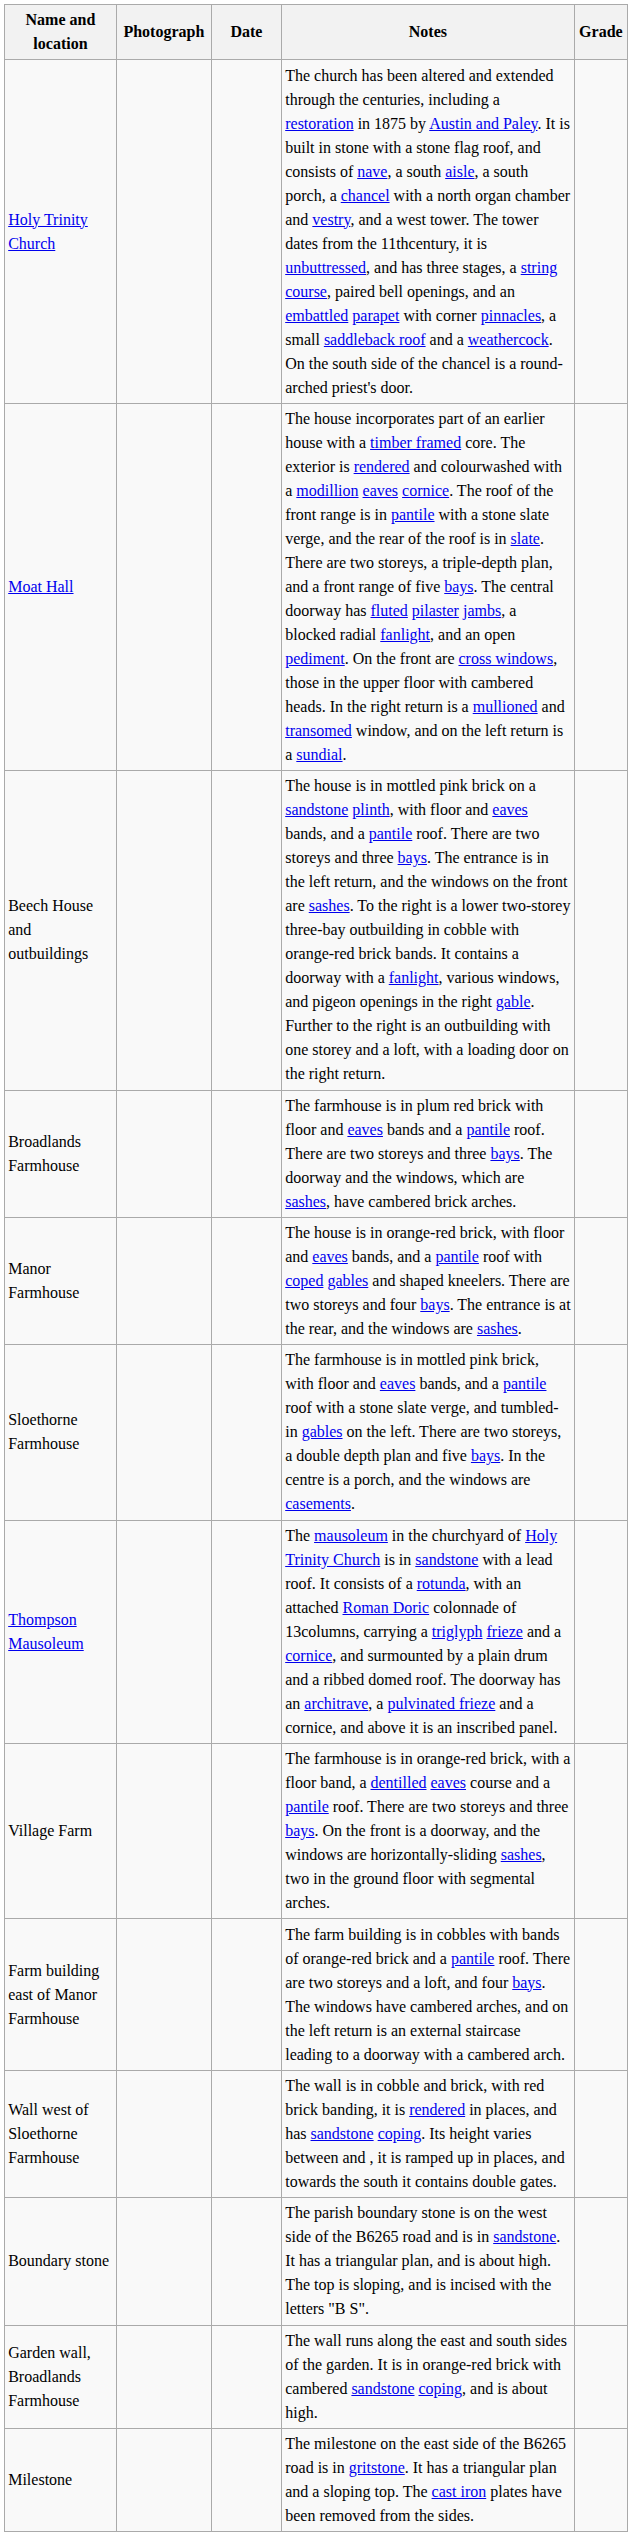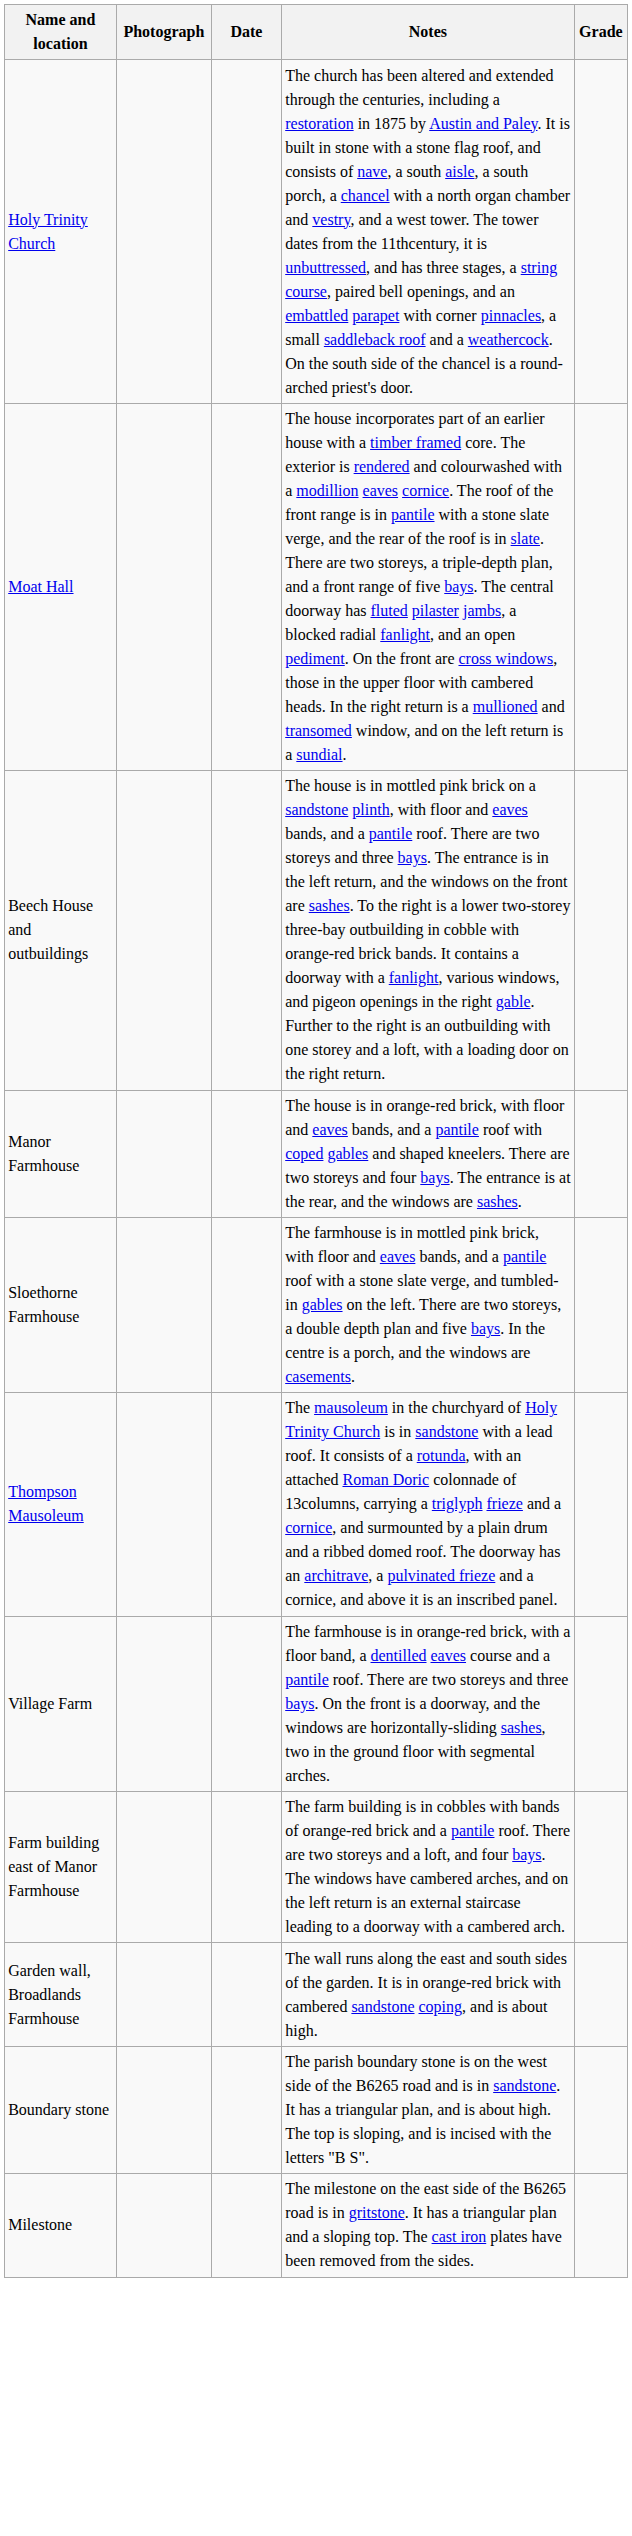- row: (45, 1153)
- row: (48, 2133)
rows swapped: (59, 2261) <-> (50, 2376)
